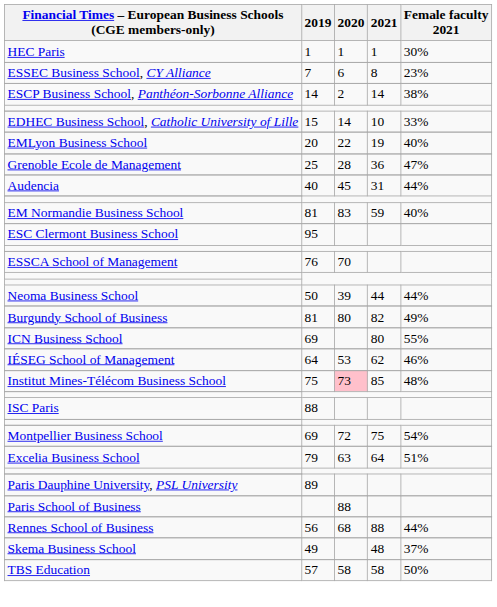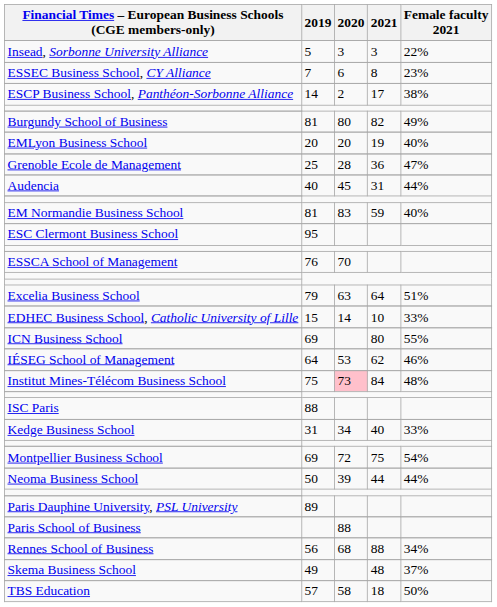- row: (36, 51)
+ row: (108, 51)
(377, 94) 14 -> (377, 94) 17
rows swapped: (153, 121) <-> (87, 317)
(344, 143) 22 -> (344, 143) 20
rows swapped: (74, 457) <-> (73, 295)
(377, 380) 85 -> (377, 380) 84
+ row: (71, 429)
(416, 527) 44% -> (416, 548) 34%
(377, 570) 58 -> (377, 591) 18
